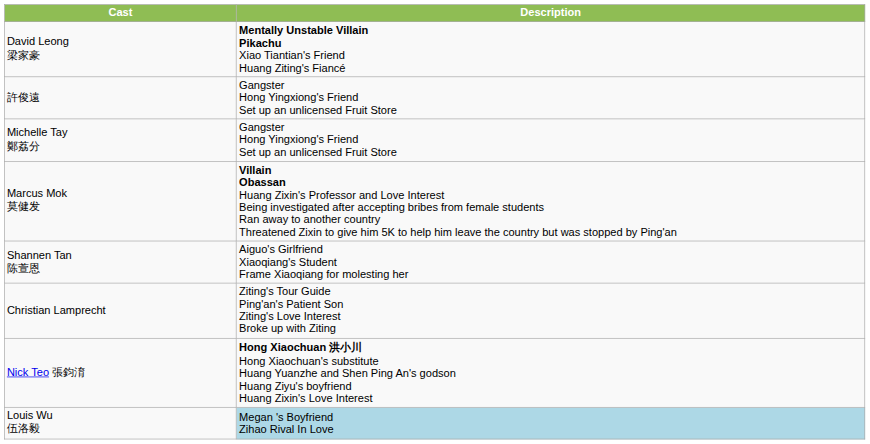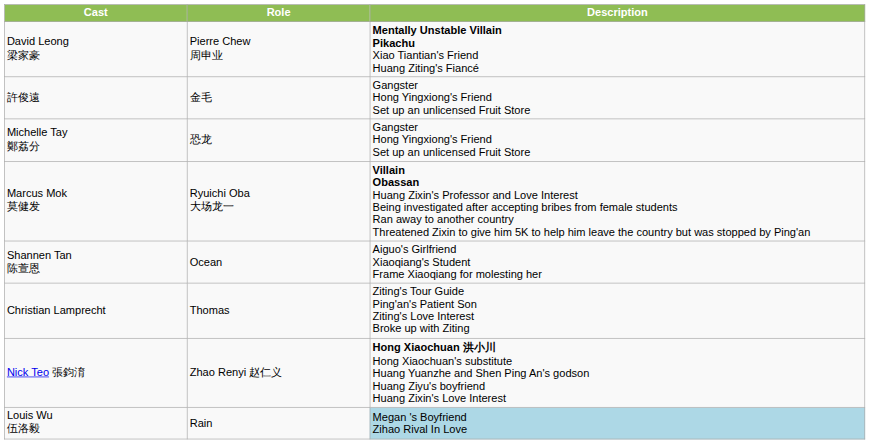+ column: (279, 13)
